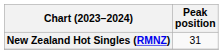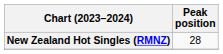(195, 40) 31 -> (195, 40) 28
